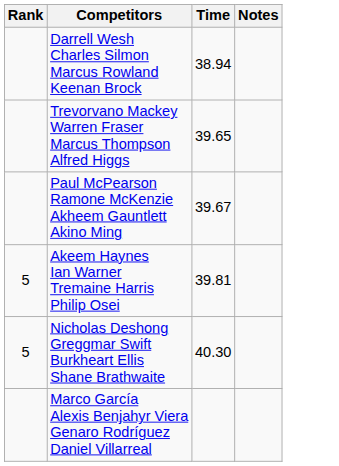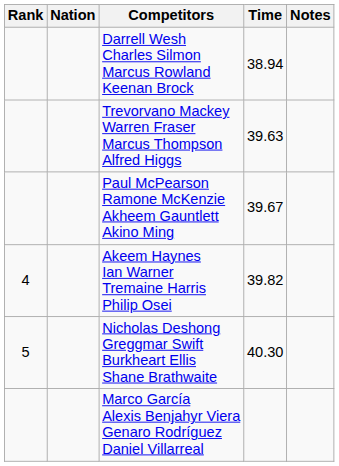+ column: (73, 16)
(213, 135) 39.65 -> (265, 135) 39.63
(26, 280) 5 -> (26, 280) 4
(213, 280) 39.81 -> (265, 280) 39.82
